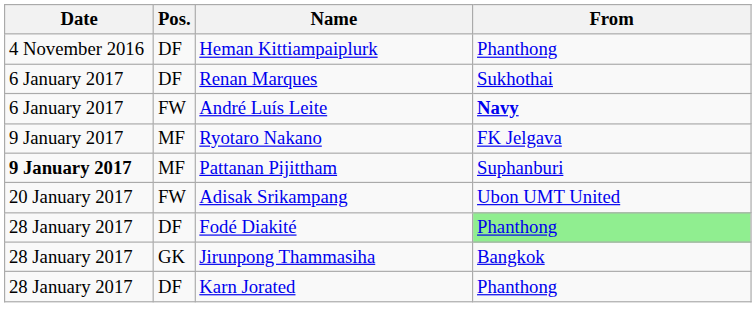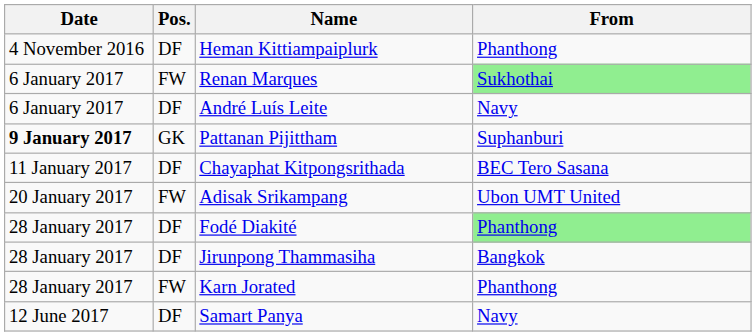(170, 78) DF -> (172, 78) FW
(515, 78) no background -> (515, 78) lightgreen background
(172, 108) FW -> (170, 108) DF
(498, 108) bold -> (497, 108) normal
- row: (261, 138)
(171, 167) MF -> (171, 138) GK
+ row: (302, 167)
(171, 256) GK -> (170, 256) DF
(170, 286) DF -> (172, 286) FW
+ row: (251, 316)
